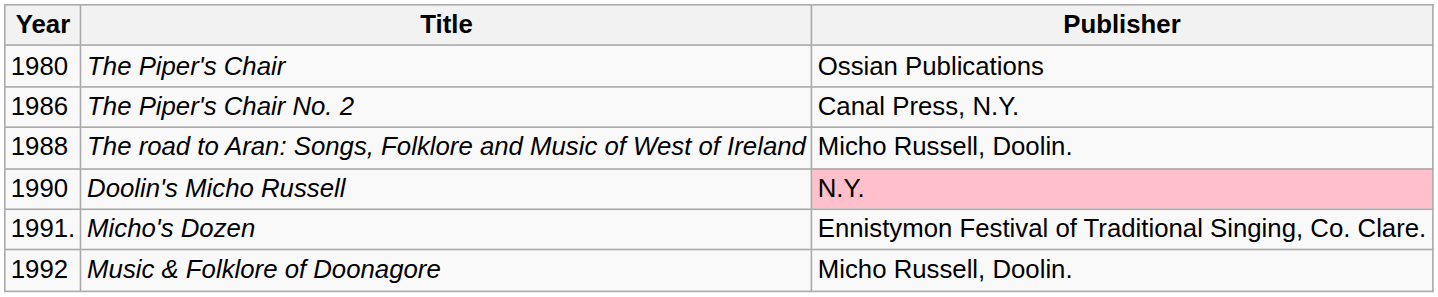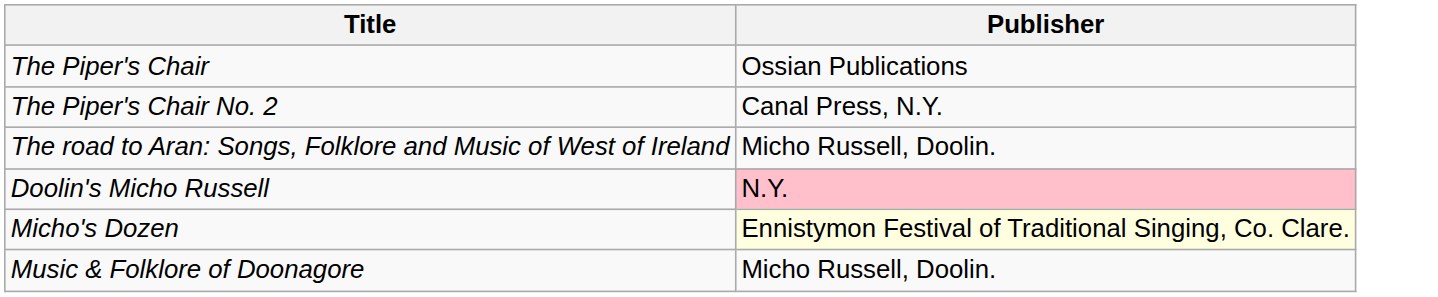- column: (43, 24)
(1122, 229) no background -> (1046, 229) lightyellow background
